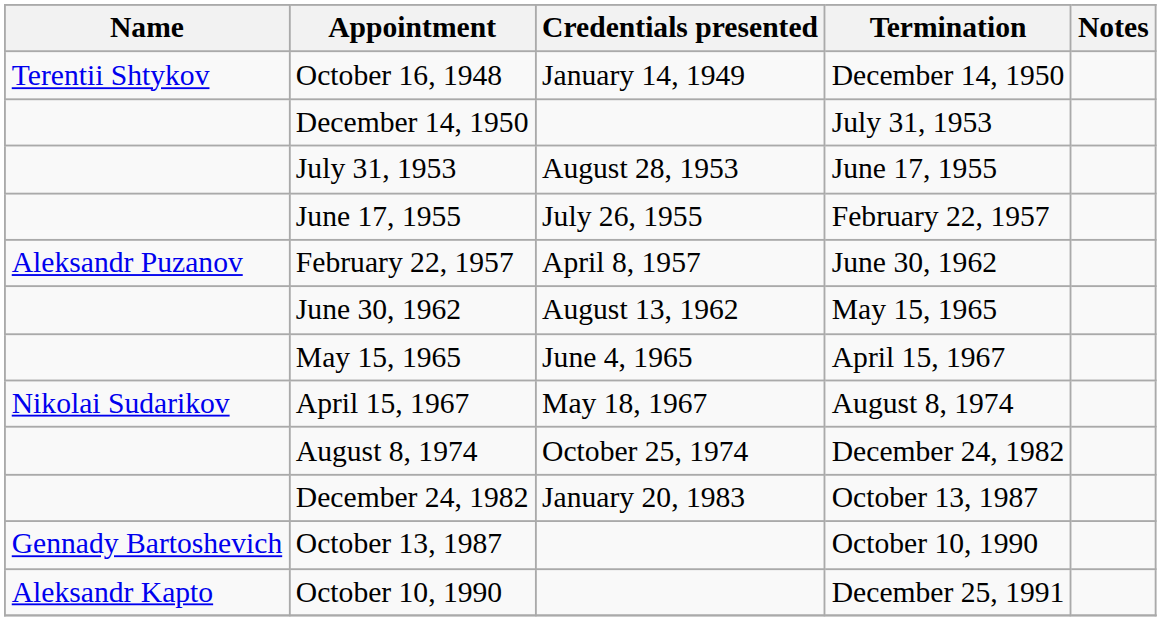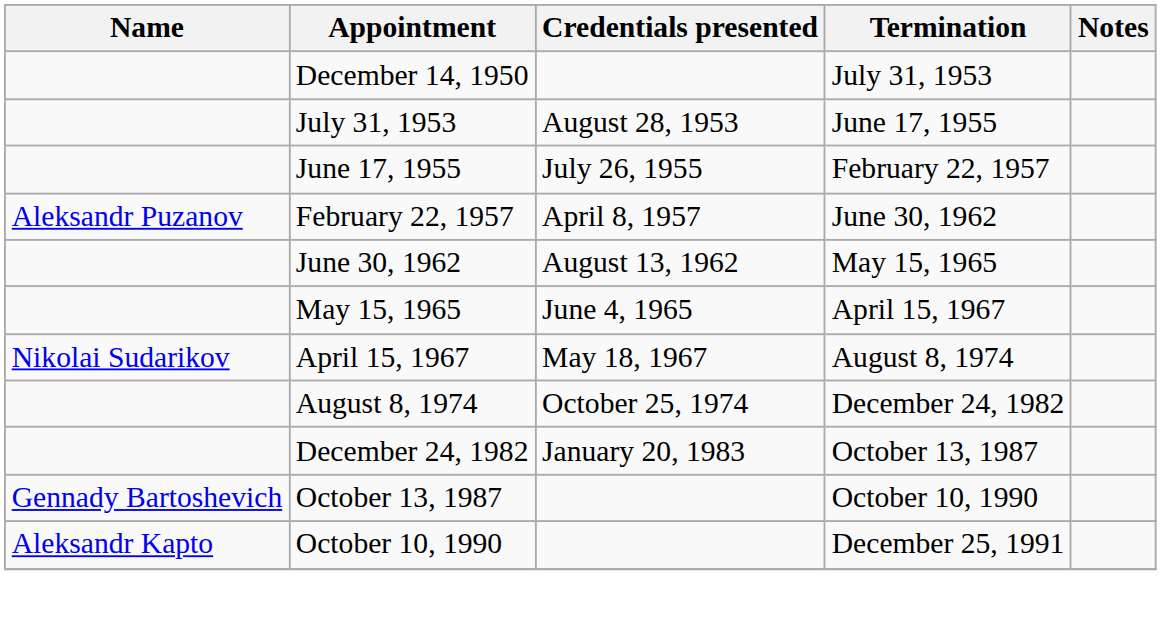- row: (399, 74)
